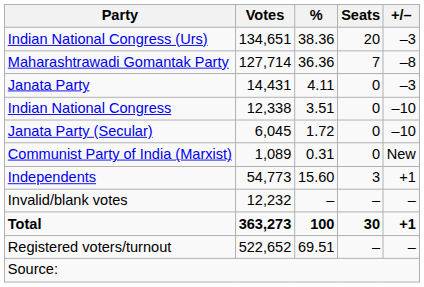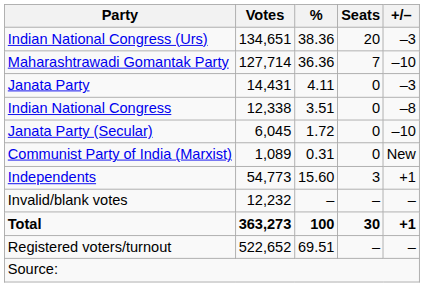(408, 62) –8 -> (404, 62) –10
(404, 108) –10 -> (408, 108) –8
